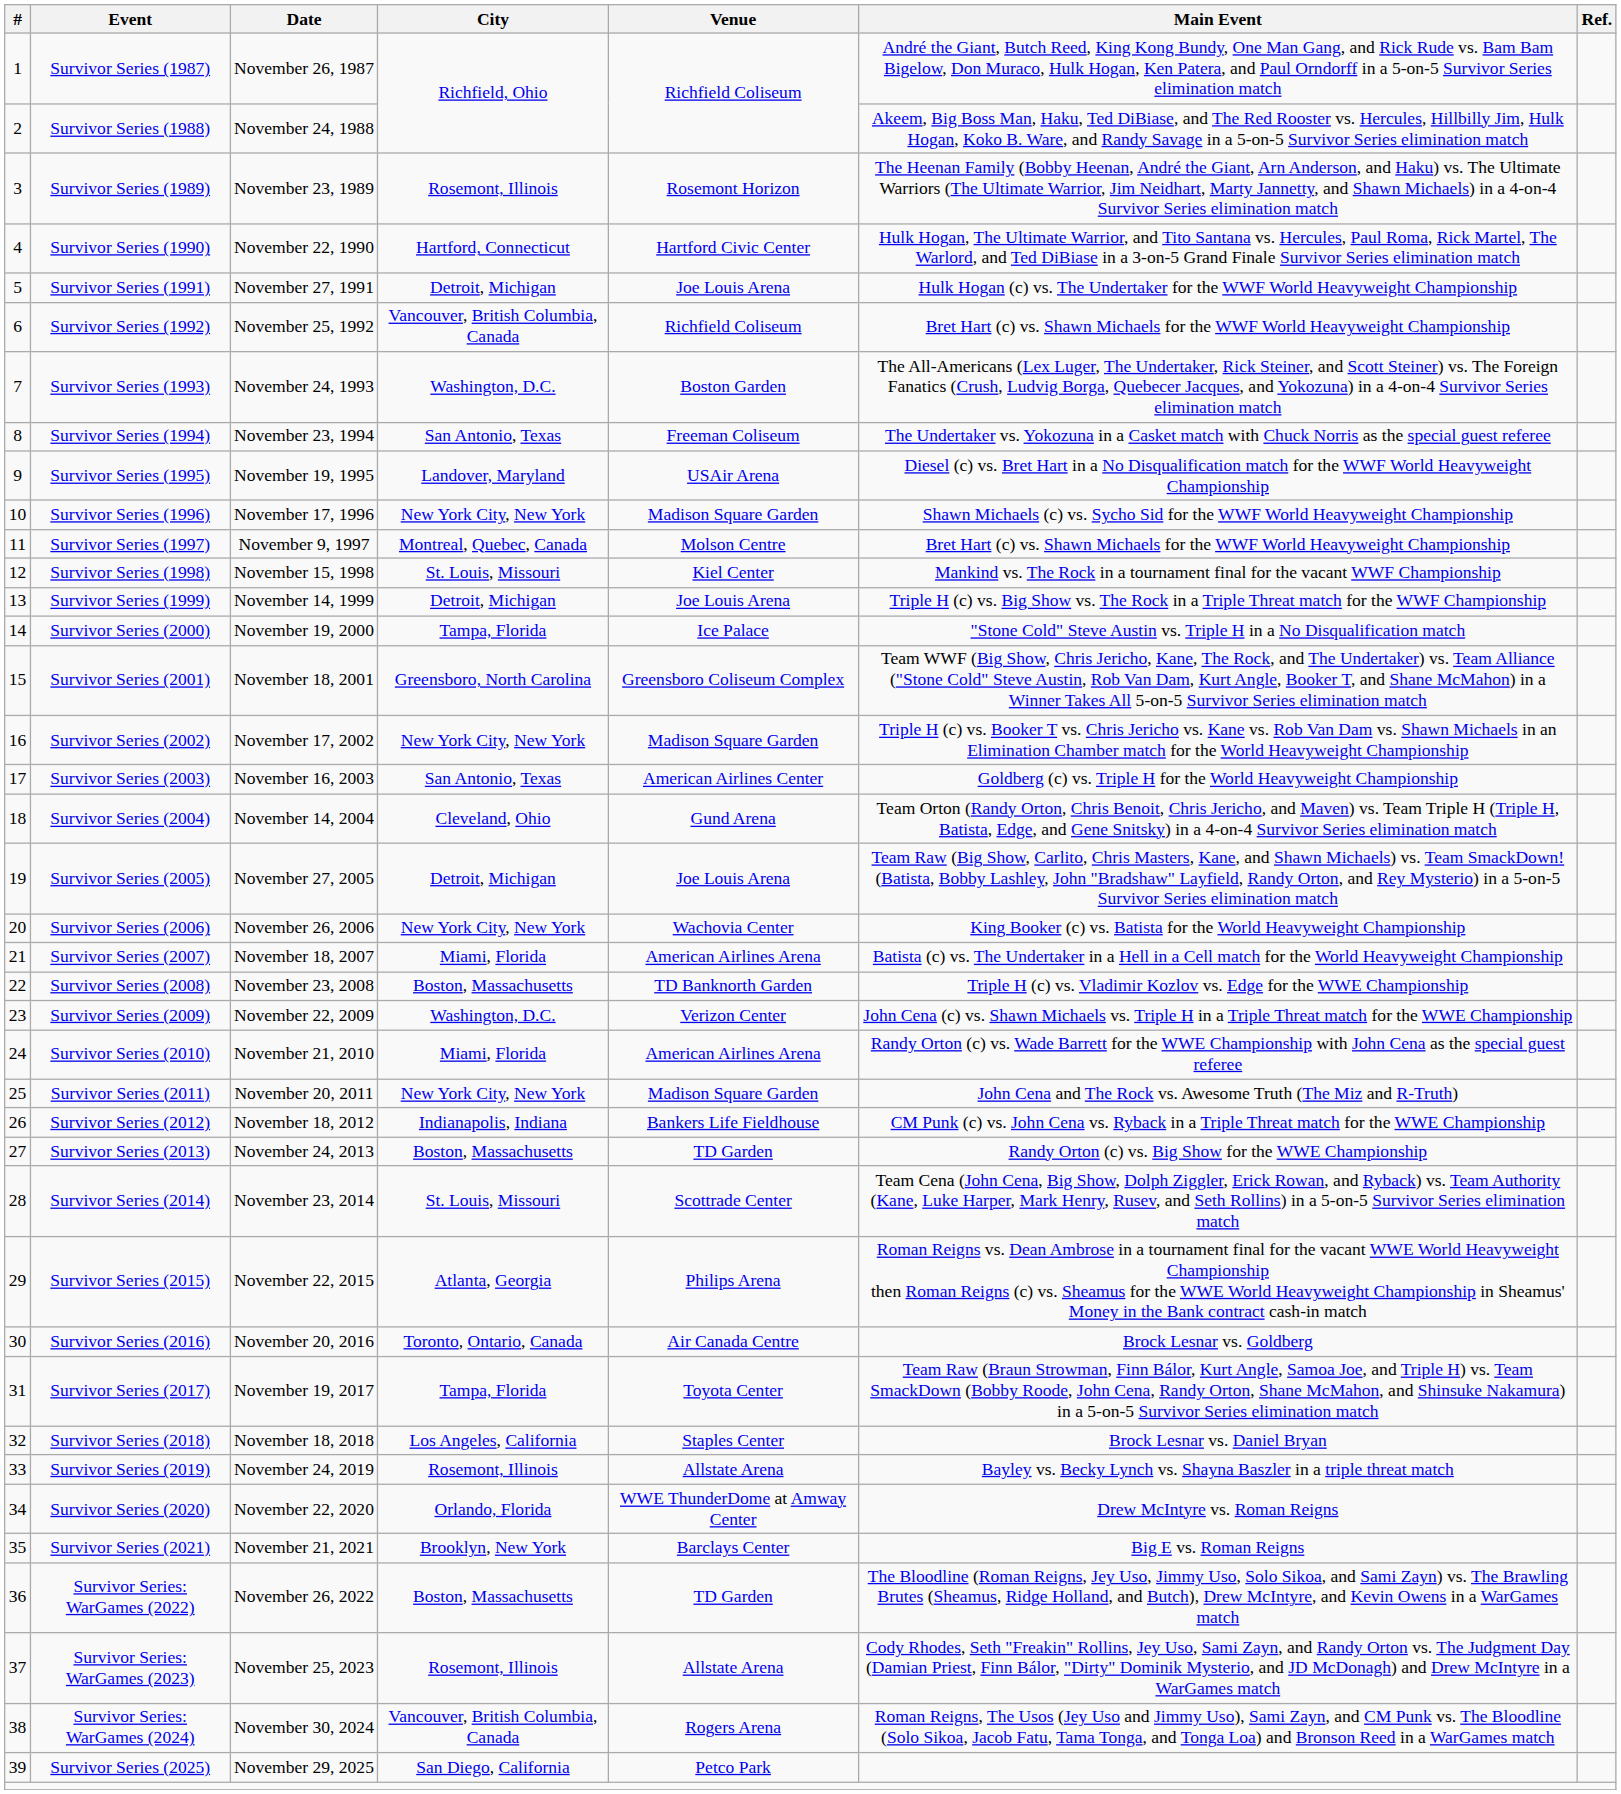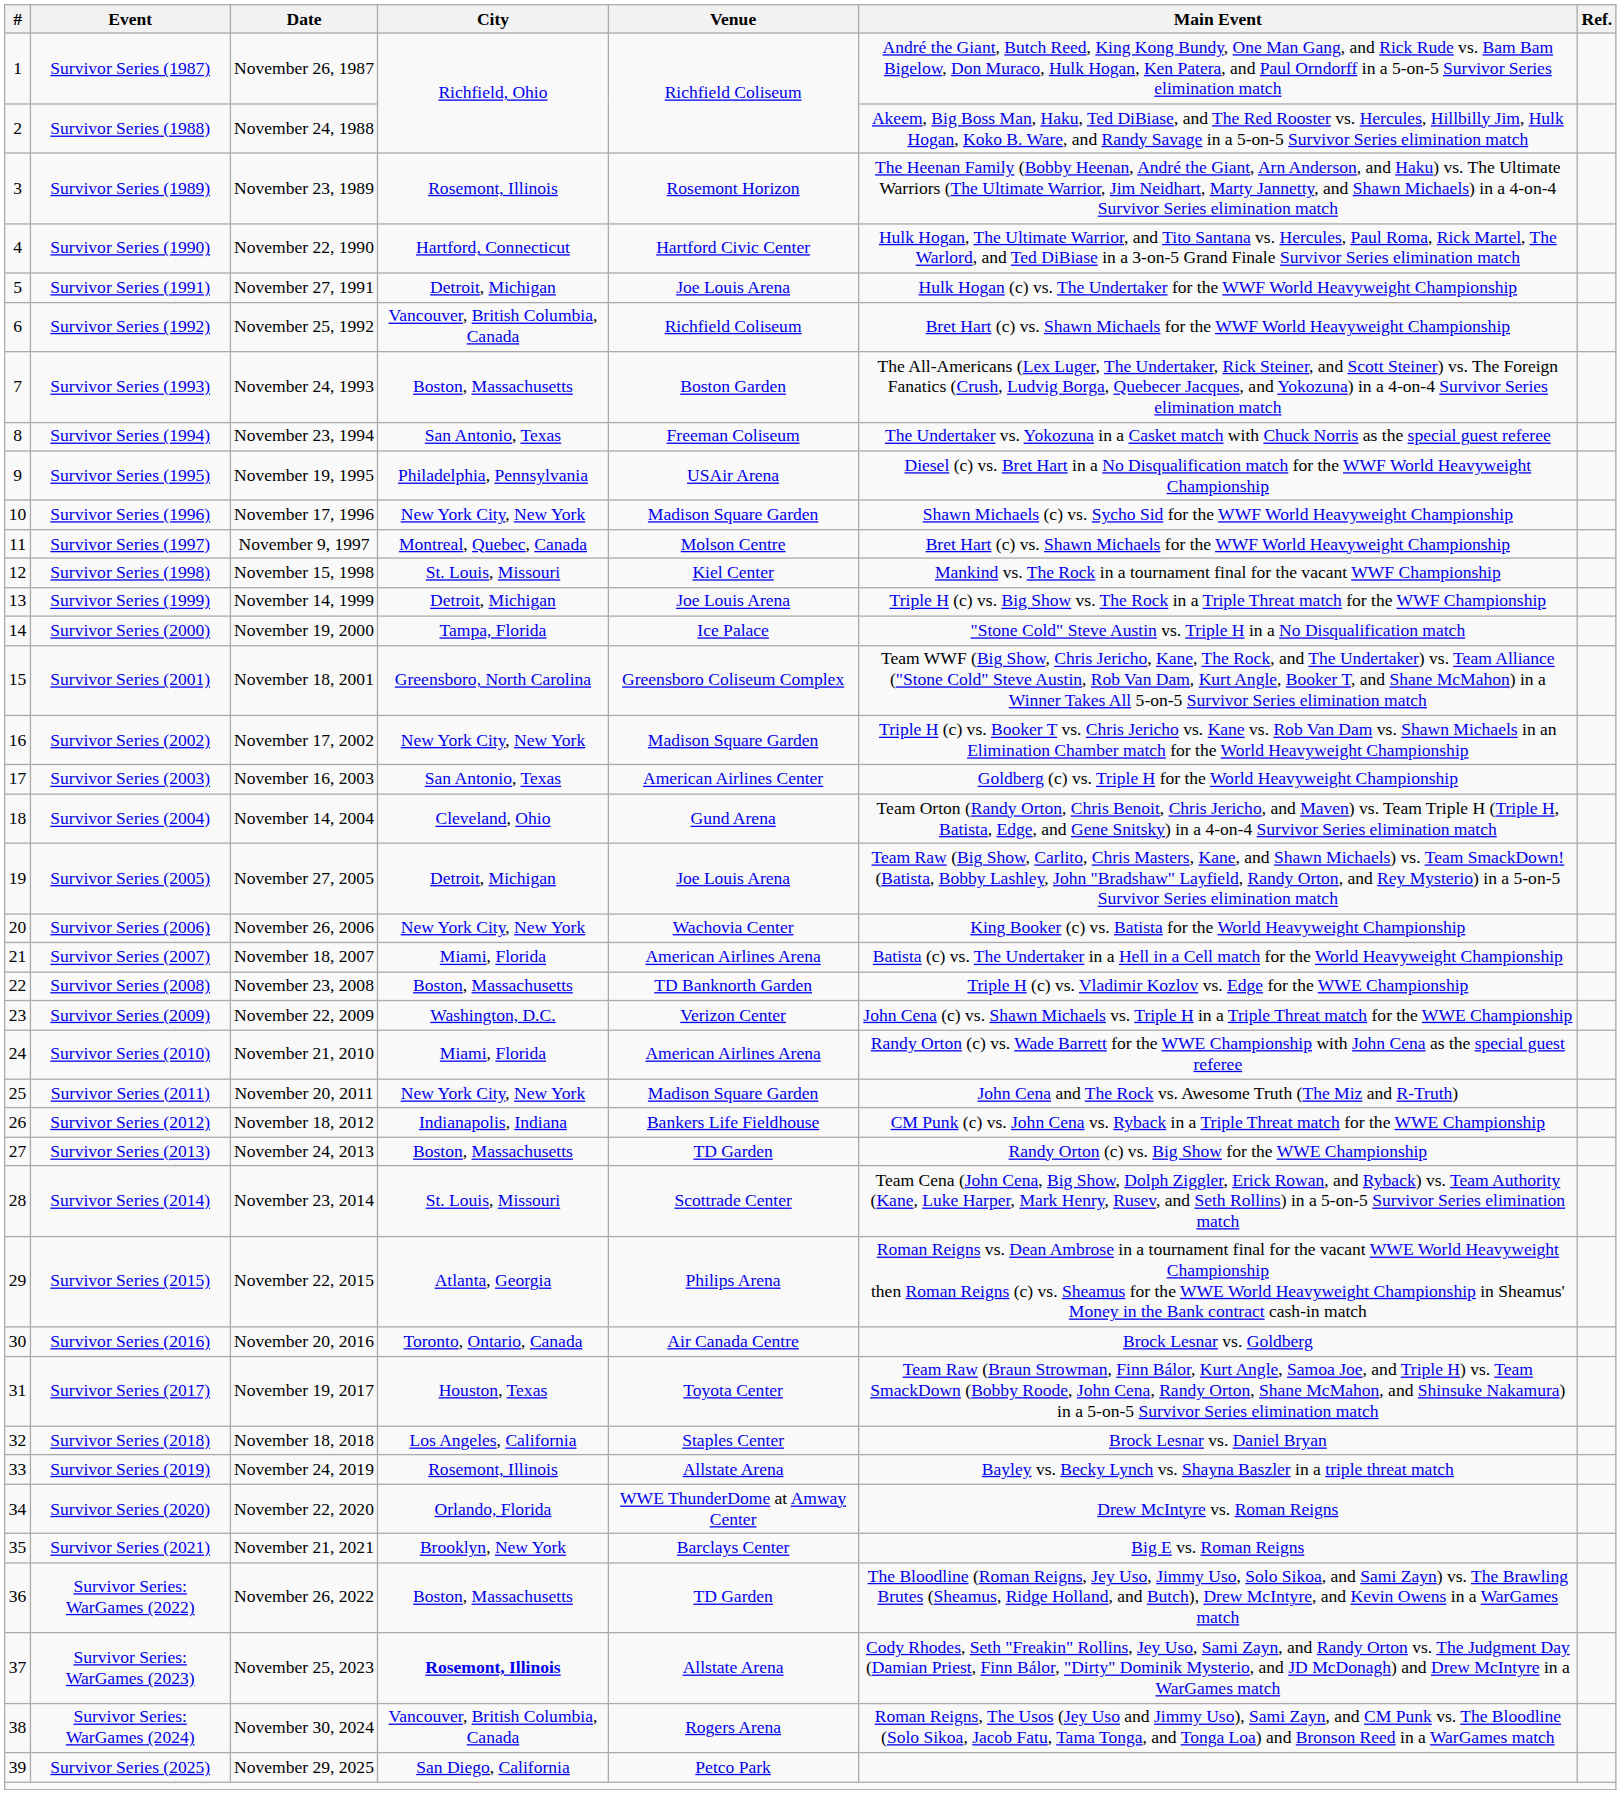(493, 386) Washington, D.C. -> (493, 386) Boston, Massachusetts
(493, 475) Landover, Maryland -> (493, 475) Philadelphia, Pennsylvania
(493, 1390) Tampa, Florida -> (493, 1390) Houston, Texas
(493, 1667) normal -> (493, 1667) bold
